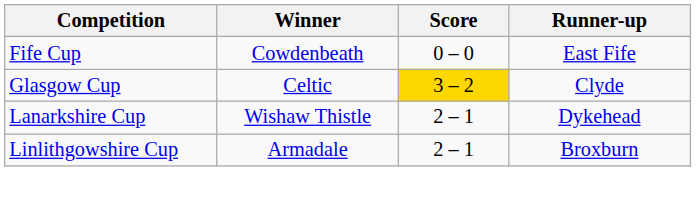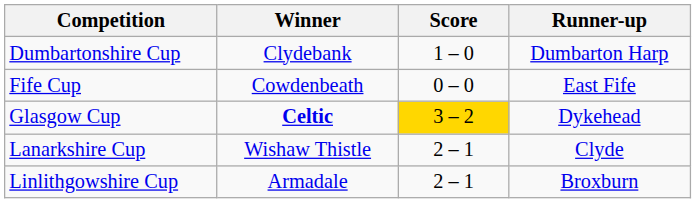+ row: (95, 52)
(308, 85) normal -> (308, 117) bold
(599, 85) Clyde -> (599, 117) Dykehead
(599, 117) Dykehead -> (599, 149) Clyde
